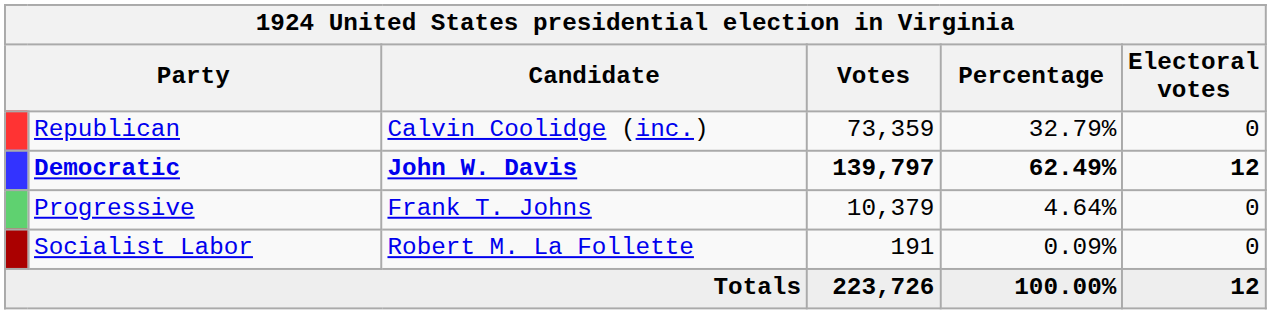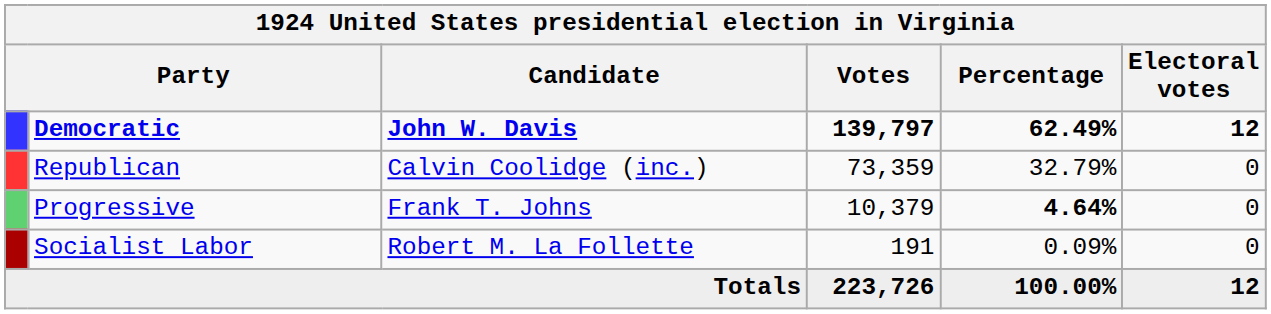rows swapped: (107, 170) <-> (107, 131)
(1080, 210) normal -> (1080, 210) bold
